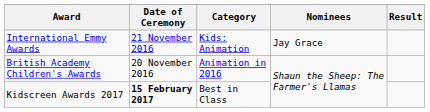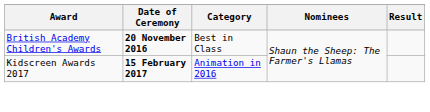- row: (57, 43)
(162, 69) normal -> (156, 43) bold
(233, 69) Animation in 2016 -> (214, 43) Best in Class
(219, 94) Best in Class -> (228, 69) Animation in 2016
